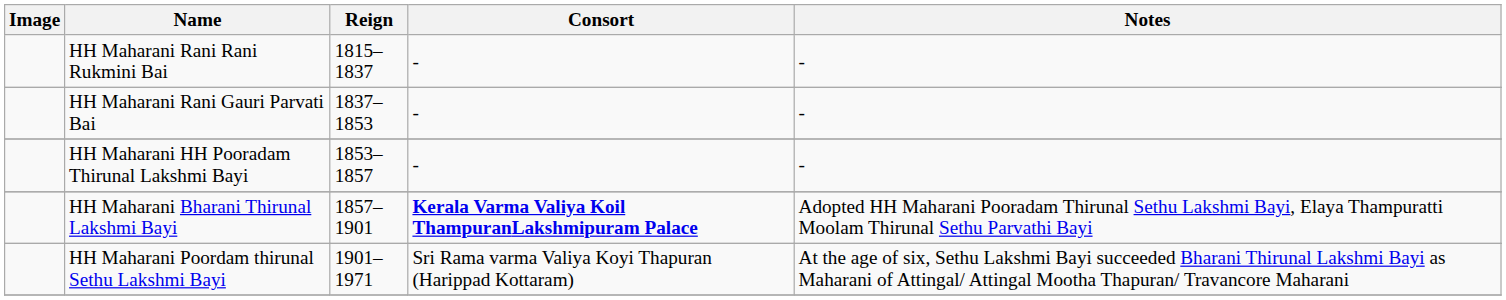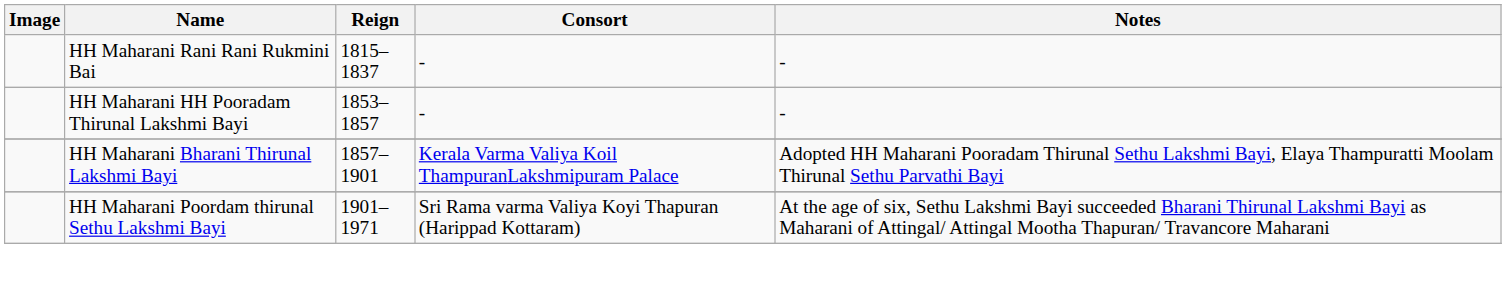- row: (196, 113)
(555, 217) bold -> (549, 165) normal
